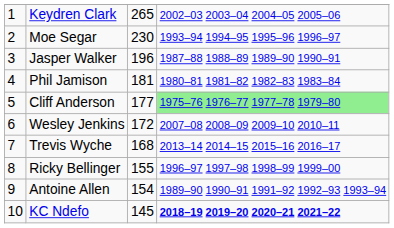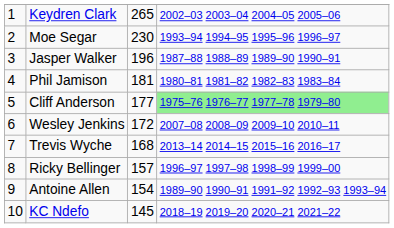(142, 168) 155 -> (142, 168) 157
(250, 212) bold -> (250, 212) normal
